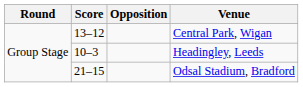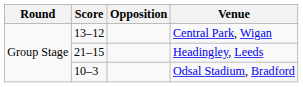(86, 52) 10–3 -> (89, 52) 21–15
(89, 71) 21–15 -> (86, 71) 10–3
